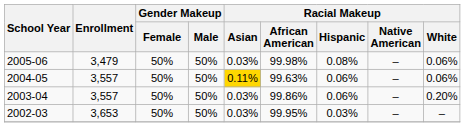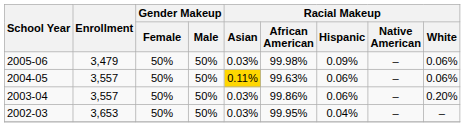(342, 61) 0.08% -> (342, 61) 0.09%
(342, 114) 0.03% -> (342, 114) 0.04%
